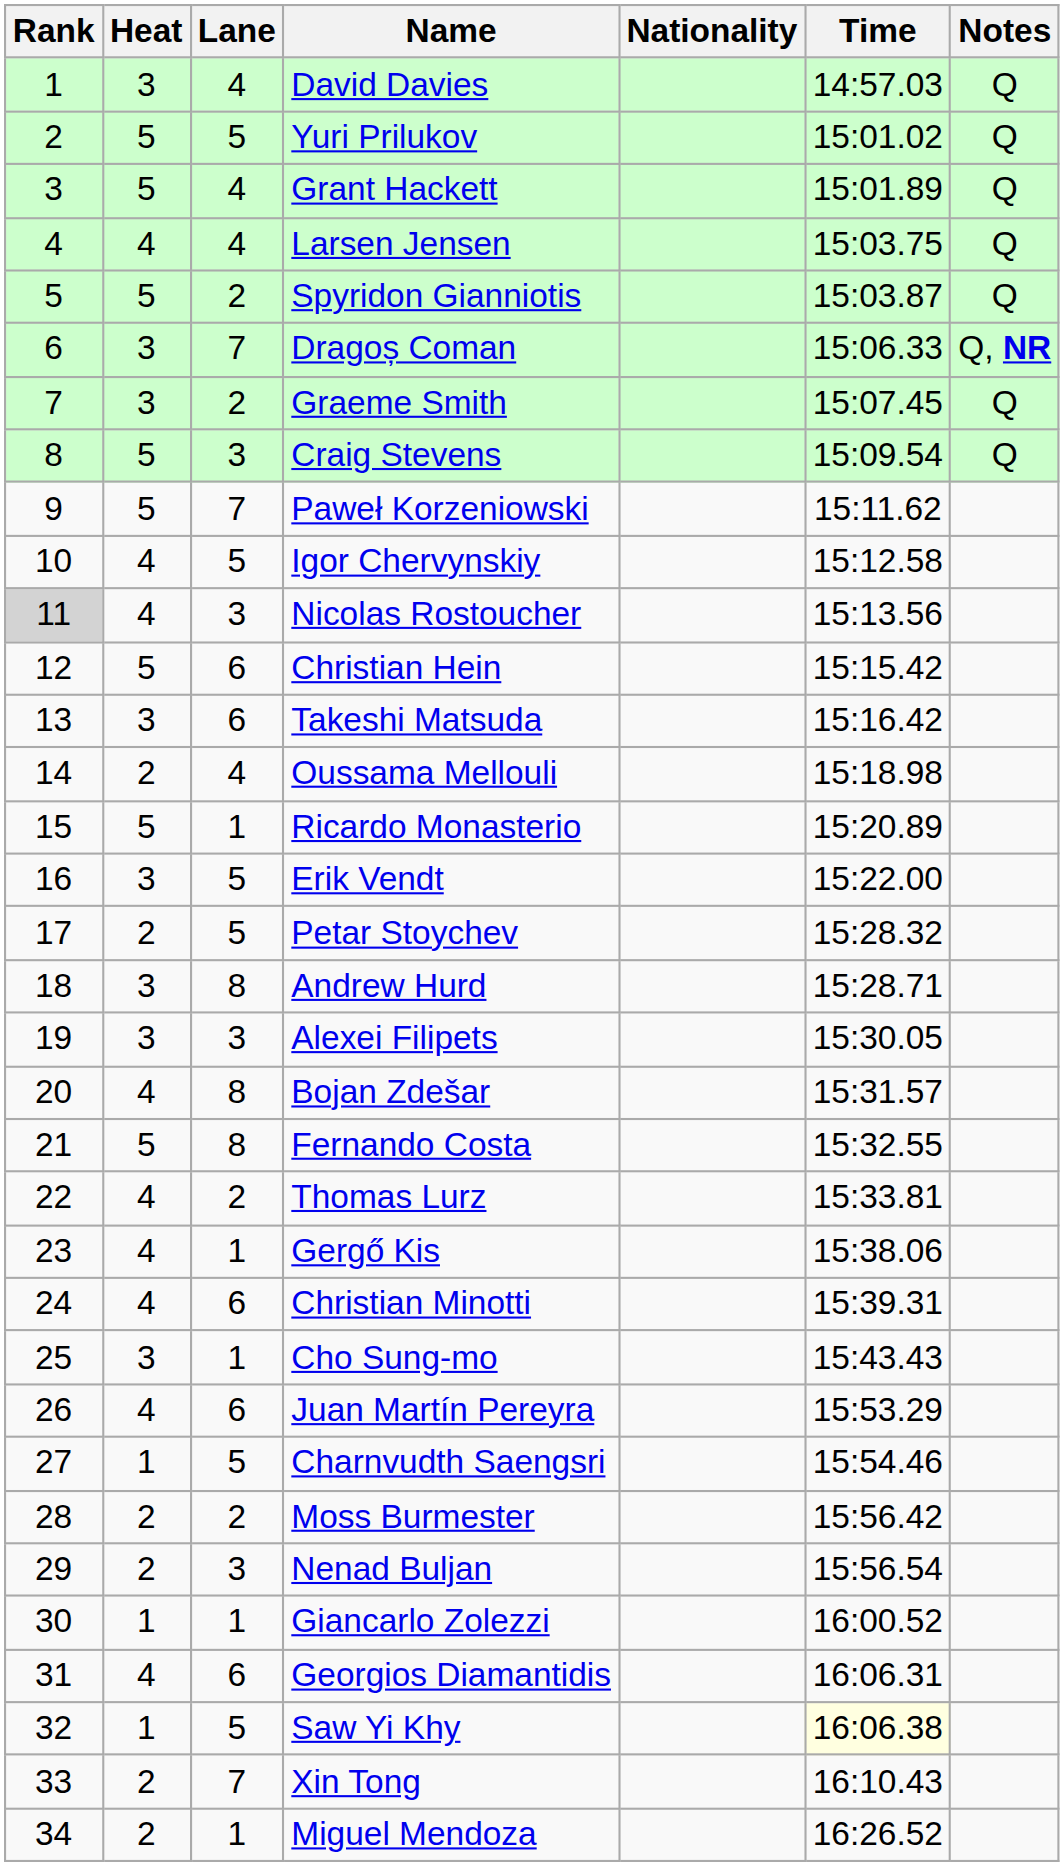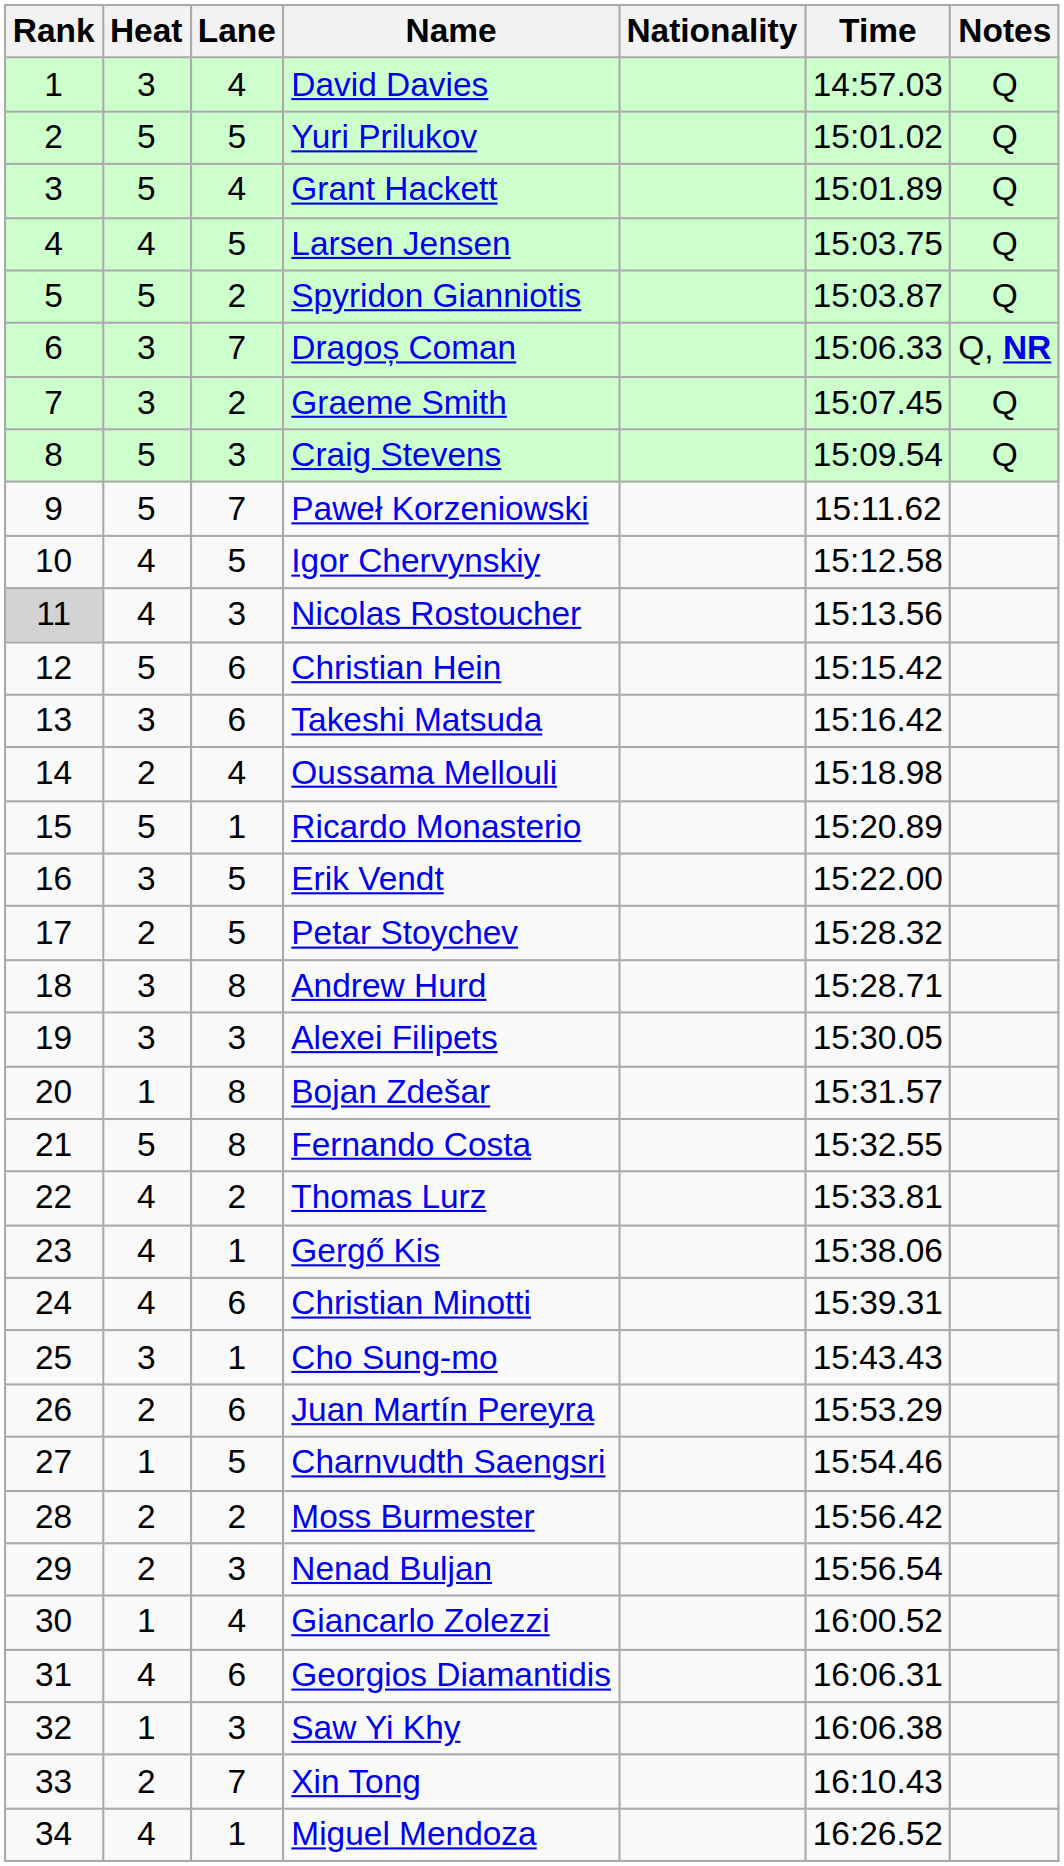(237, 243) 4 -> (237, 243) 5
(146, 1091) 4 -> (146, 1091) 1
(146, 1409) 4 -> (146, 1409) 2
(237, 1622) 1 -> (237, 1622) 4
(237, 1728) 5 -> (237, 1728) 3
(878, 1728) lightyellow background -> (878, 1728) no background
(146, 1834) 2 -> (146, 1834) 4
